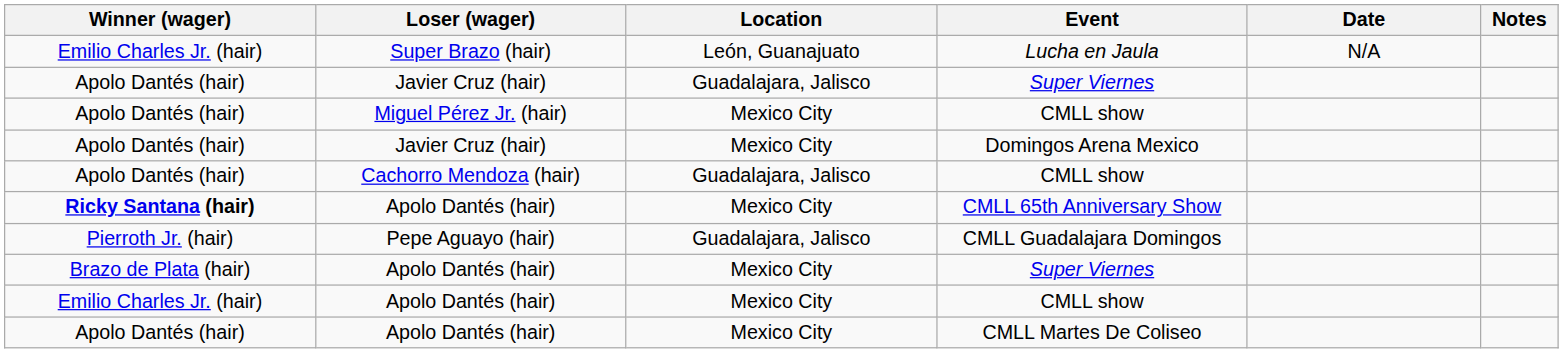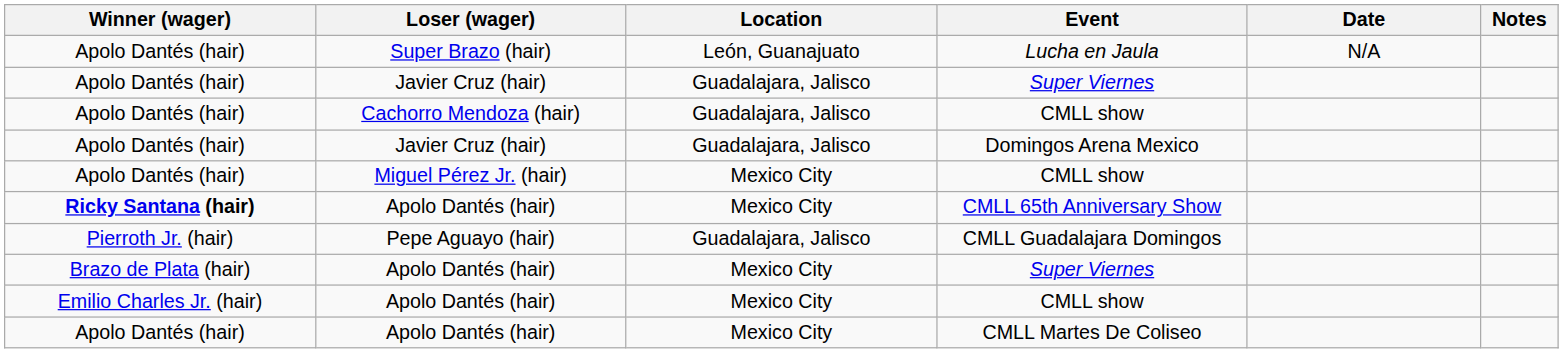(160, 51) Emilio Charles Jr. (hair) -> (160, 51) Apolo Dantés (hair)
rows swapped: (471, 176) <-> (471, 113)
(781, 144) Mexico City -> (781, 144) Guadalajara, Jalisco
